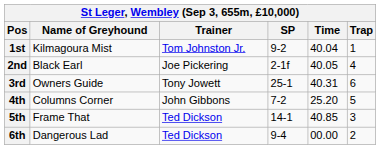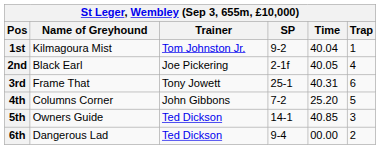(68, 83) Owners Guide -> (61, 83) Frame That
(61, 118) Frame That -> (68, 118) Owners Guide
